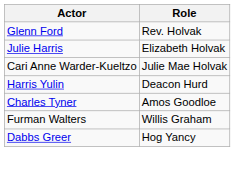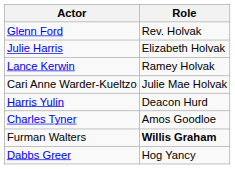+ row: (41, 66)
(177, 119) normal -> (179, 137) bold
